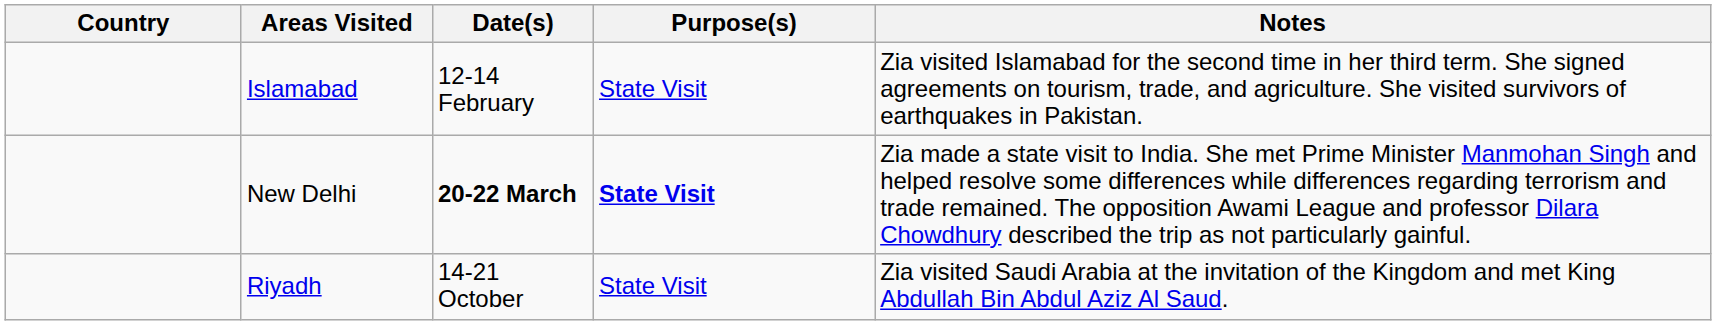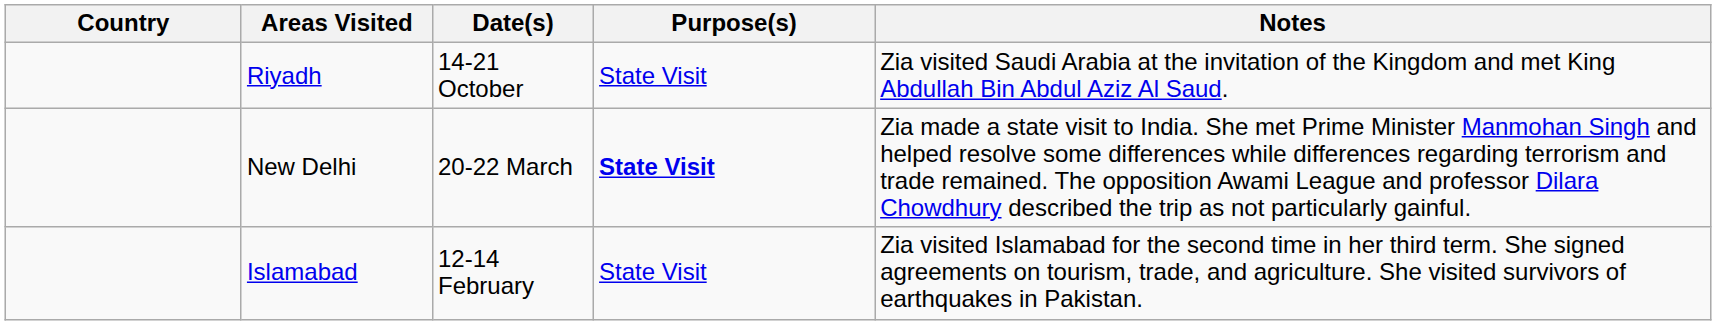rows swapped: (302, 88) <-> (284, 286)
(507, 194) bold -> (505, 167) normal
